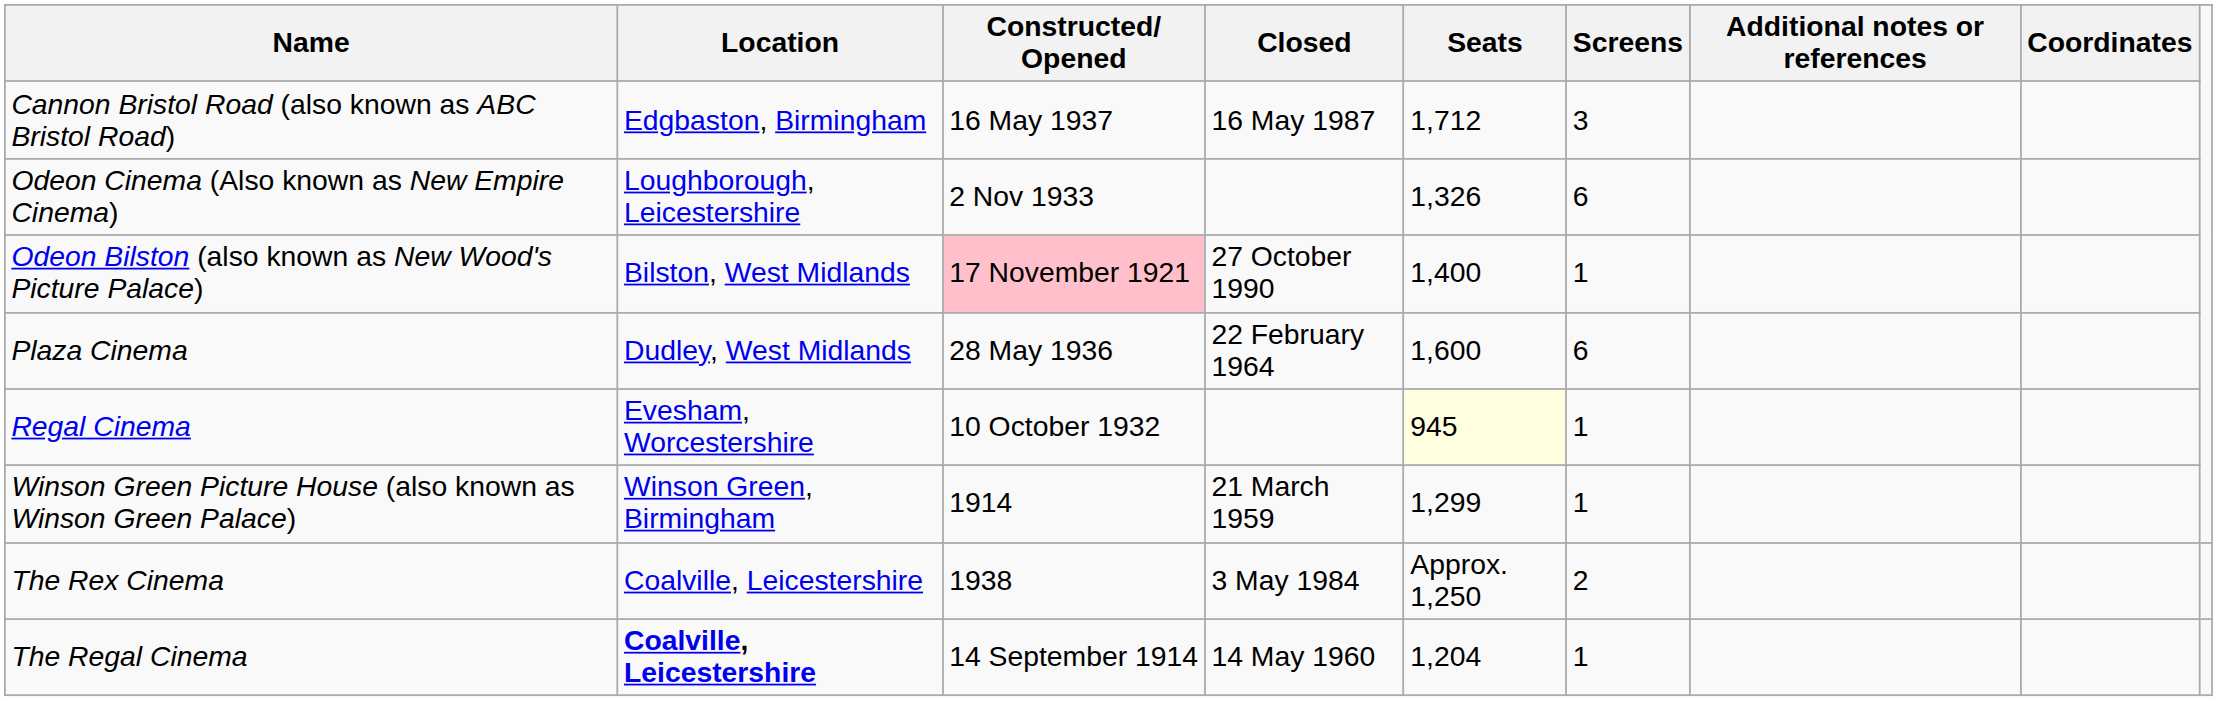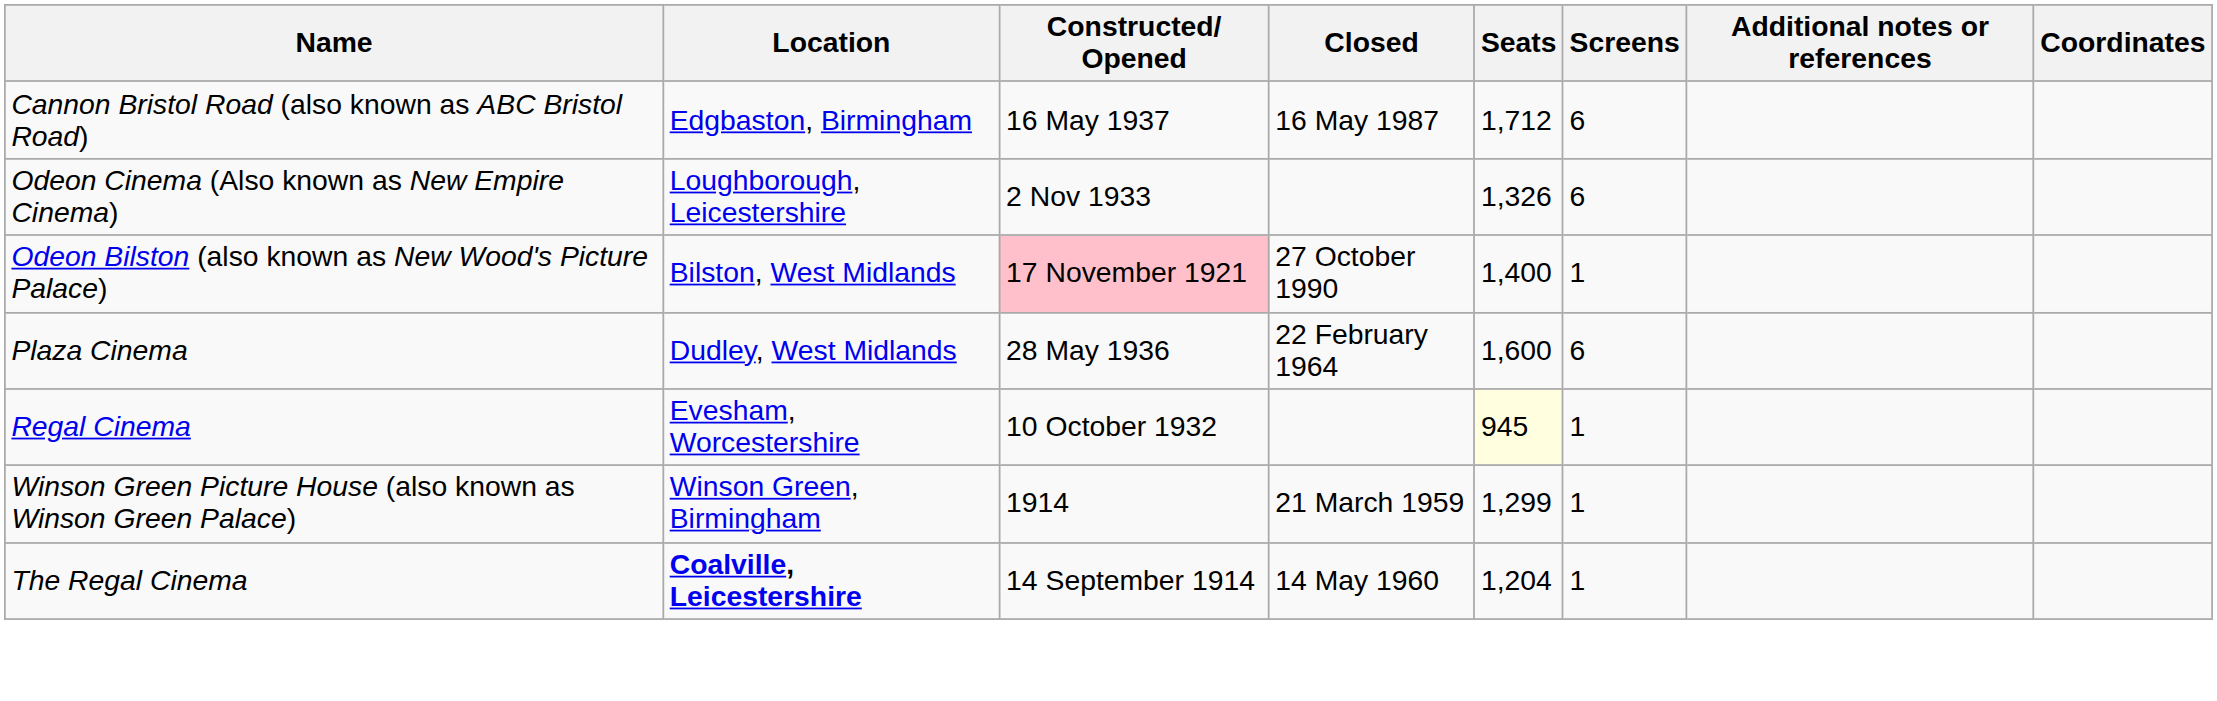(1581, 119) 3 -> (1577, 119) 6
- row: (118, 580)
